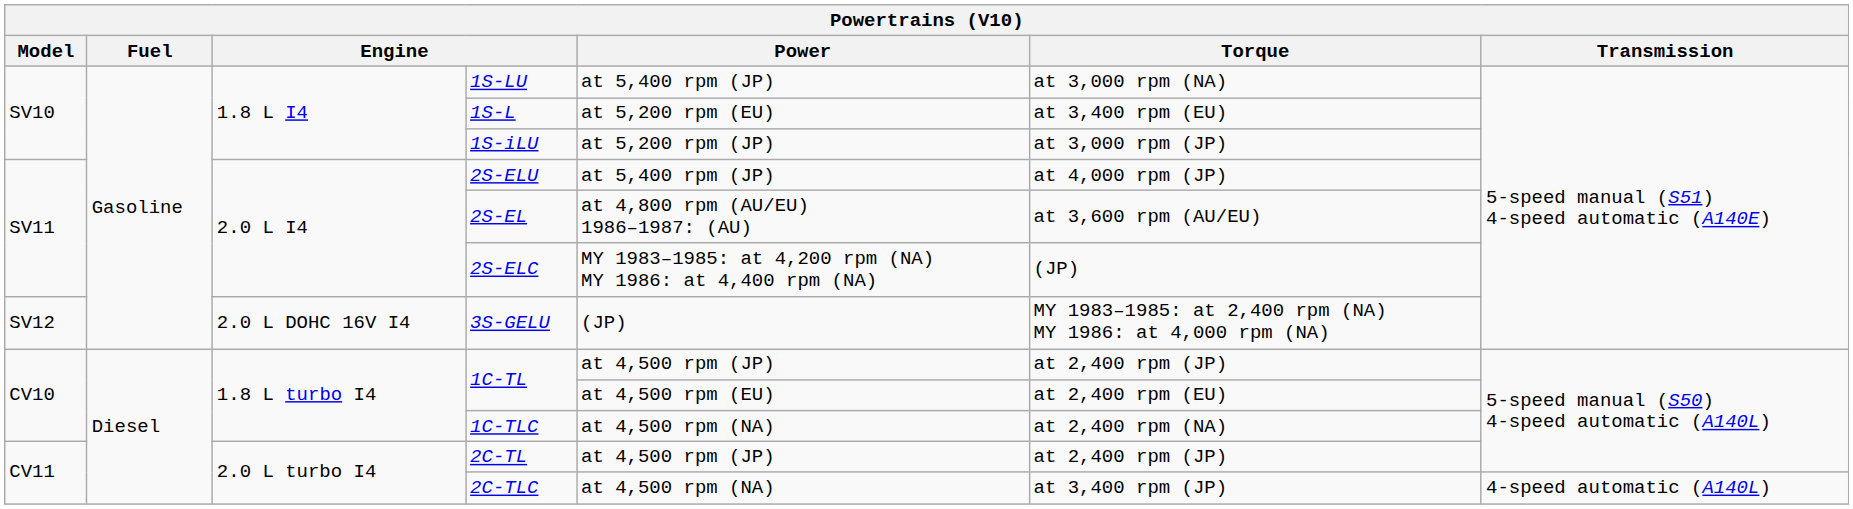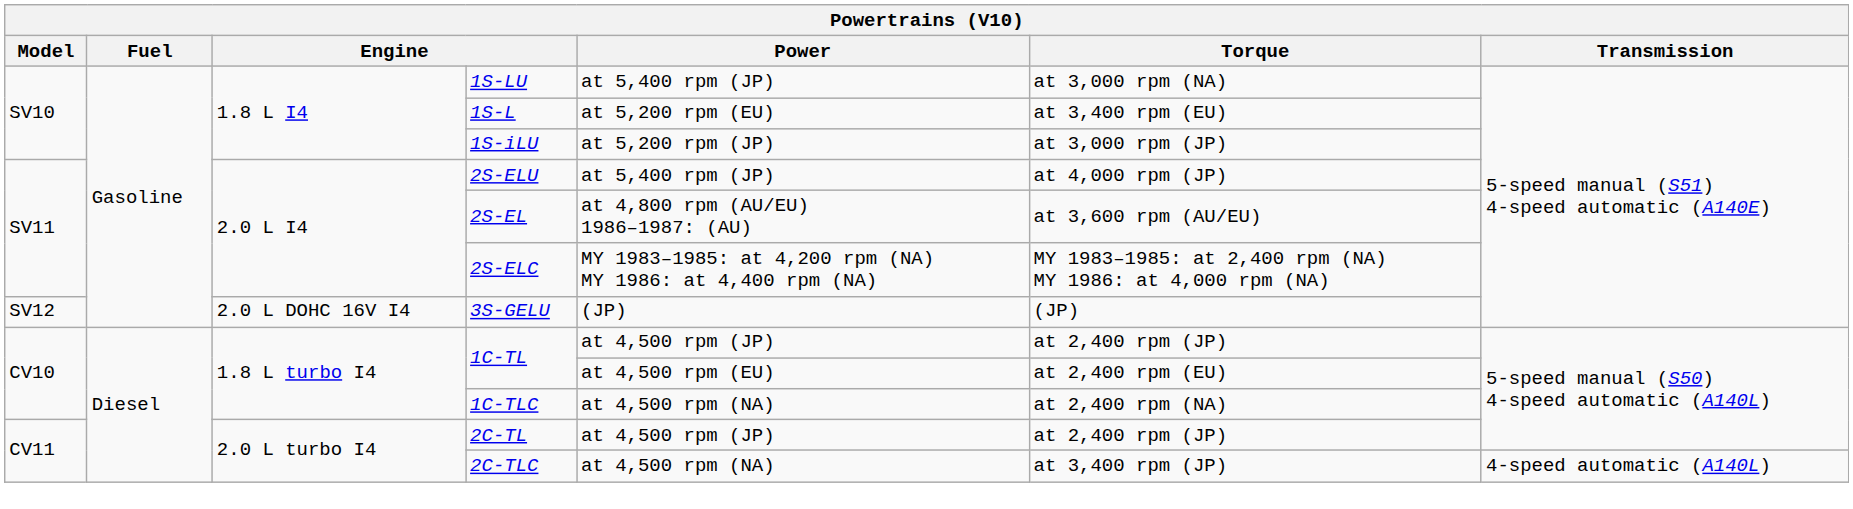(1056, 270) (JP) -> (1210, 270) MY 1983–1985: at 2,400 rpm (NA) MY 1986: at 4,000 rpm (NA)
(1210, 322) MY 1983–1985: at 2,400 rpm (NA) MY 1986: at 4,000 rpm (NA) -> (1056, 311) (JP)
